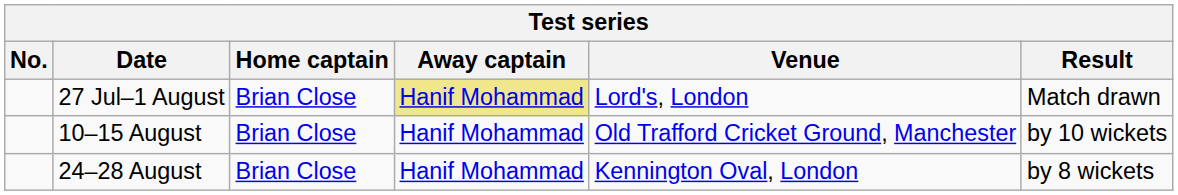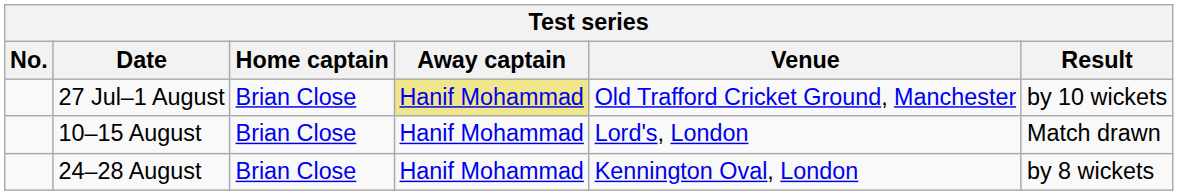(672, 97) Lord's, London -> (805, 97) Old Trafford Cricket Ground, Manchester
(1094, 97) Match drawn -> (1097, 97) by 10 wickets
(805, 134) Old Trafford Cricket Ground, Manchester -> (672, 134) Lord's, London
(1097, 134) by 10 wickets -> (1094, 134) Match drawn
